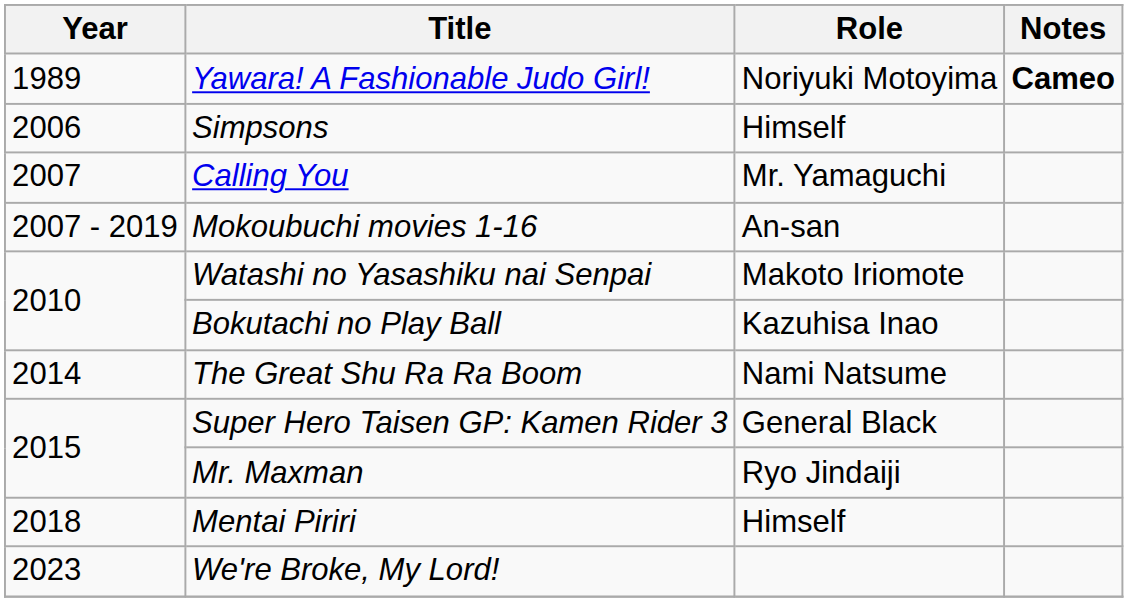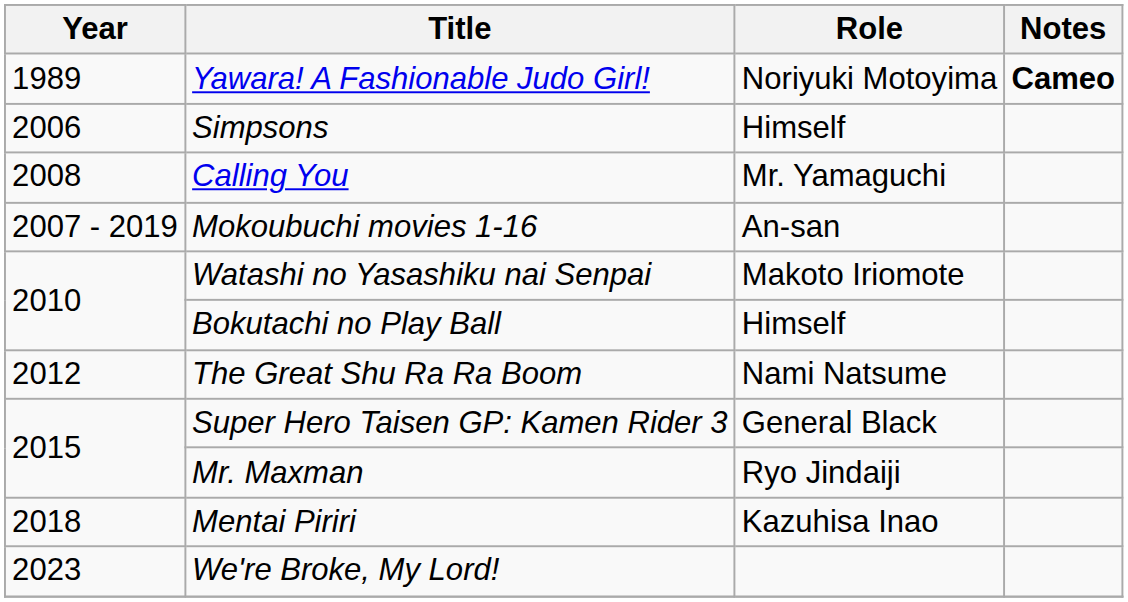(47, 176) 2007 -> (47, 176) 2008
(840, 324) Kazuhisa Inao -> (794, 324) Himself
(47, 373) 2014 -> (47, 373) 2012
(794, 521) Himself -> (840, 521) Kazuhisa Inao
